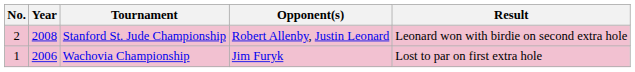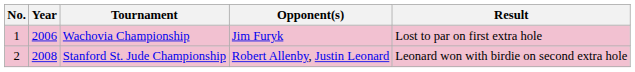rows swapped: (126, 56) <-> (144, 35)
